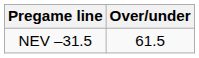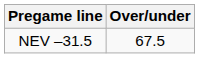(150, 40) 61.5 -> (150, 40) 67.5
